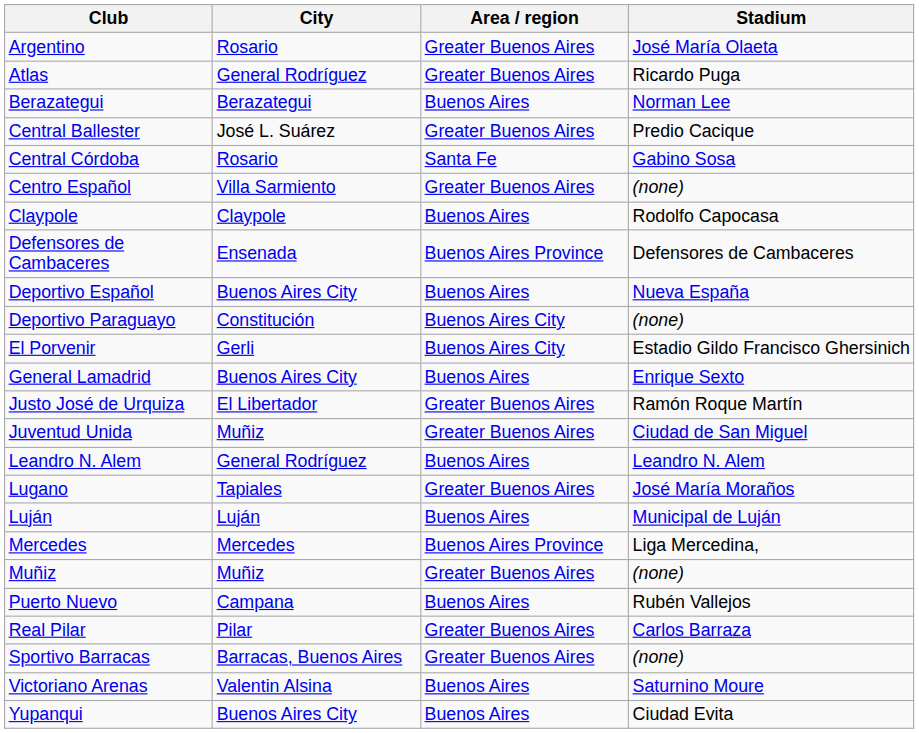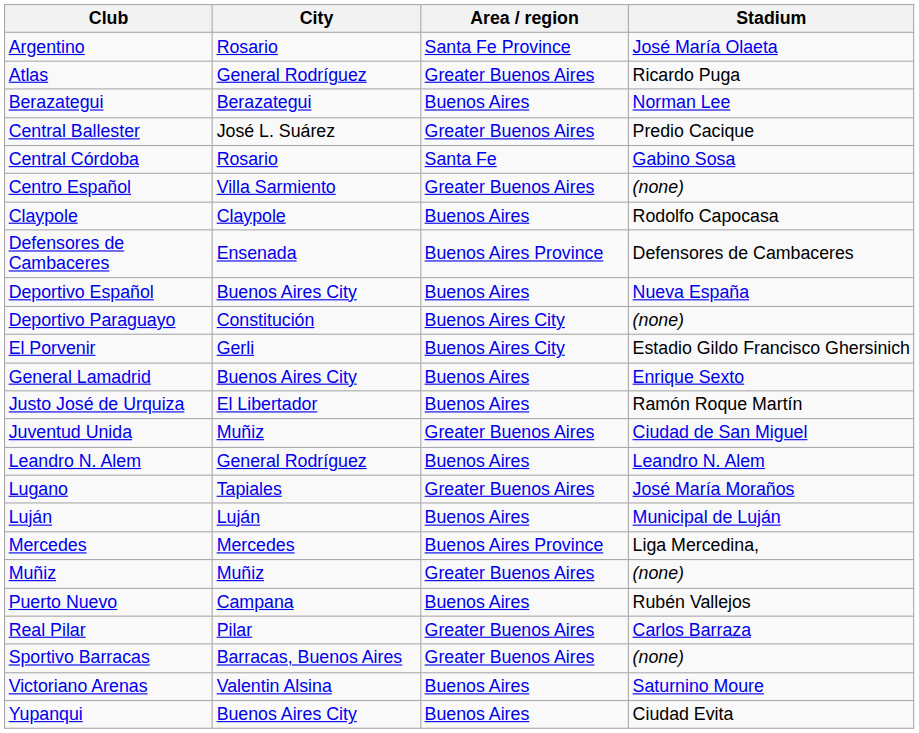(510, 46) Greater Buenos Aires -> (498, 46) Santa Fe Province
(510, 404) Greater Buenos Aires -> (477, 404) Buenos Aires
